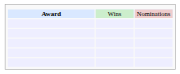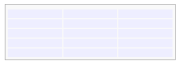- row: (51, 14)
